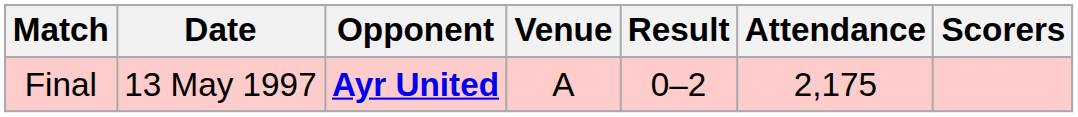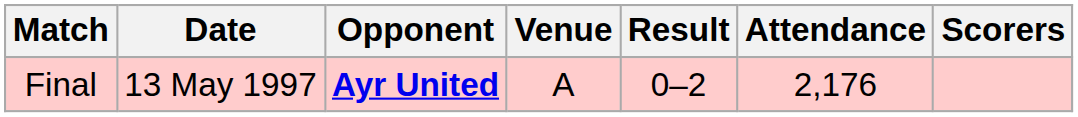(835, 83) 2,175 -> (835, 83) 2,176
